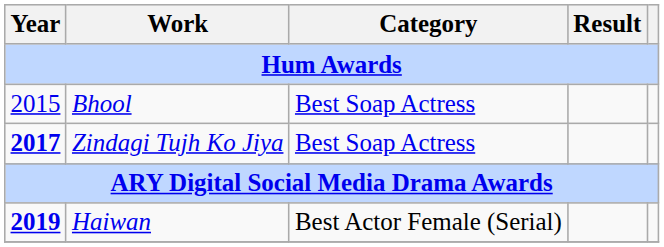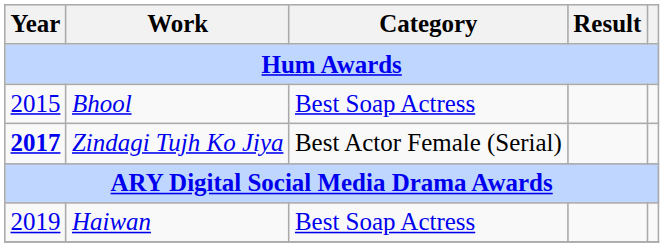(385, 143) Best Soap Actress -> (428, 143) Best Actor Female (Serial)
(35, 222) bold -> (35, 222) normal
(428, 222) Best Actor Female (Serial) -> (385, 222) Best Soap Actress
